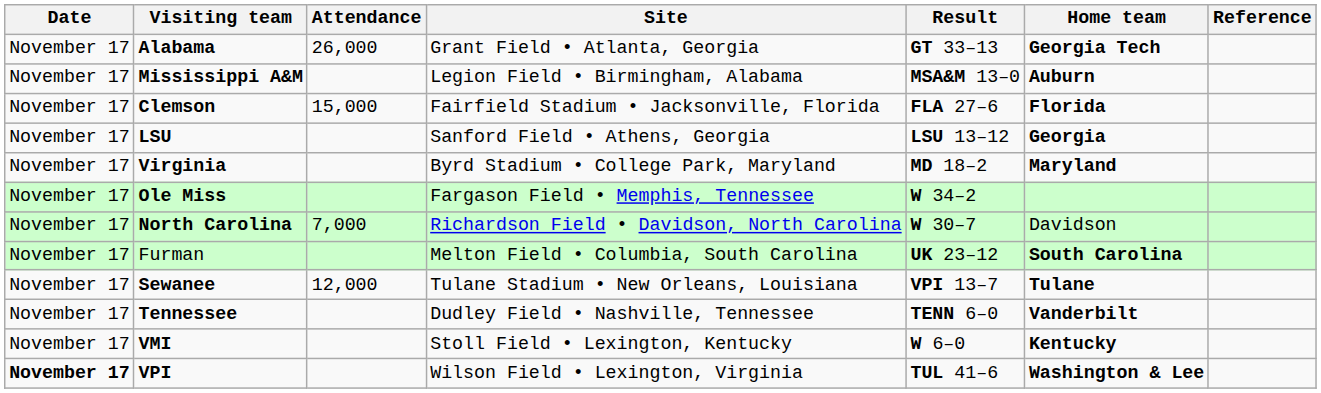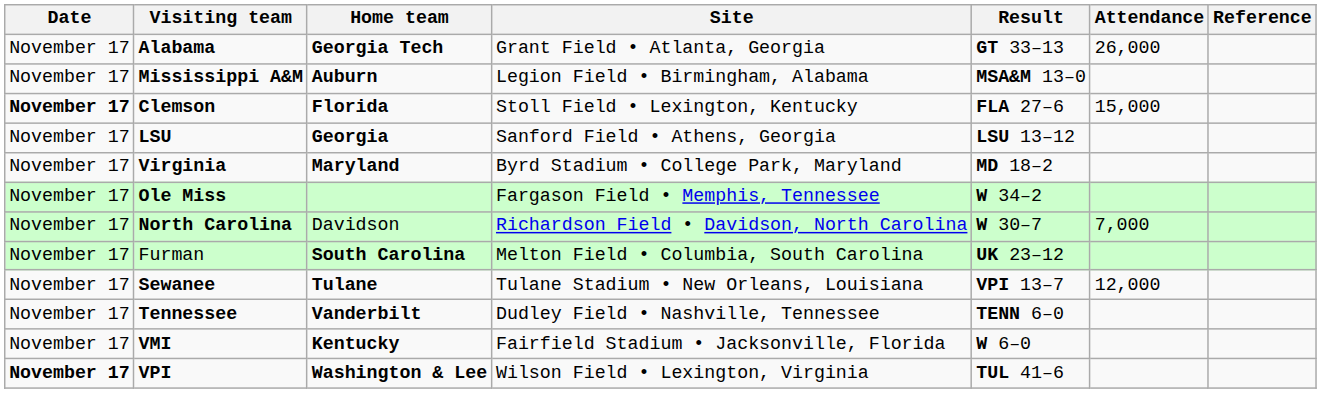columns swapped: (1117, 20) <-> (367, 20)
(69, 108) normal -> (69, 108) bold
(655, 108) Fairfield Stadium • Jacksonville, Florida -> (677, 108) Stoll Field • Lexington, Kentucky
(611, 344) Stoll Field • Lexington, Kentucky -> (721, 344) Fairfield Stadium • Jacksonville, Florida
